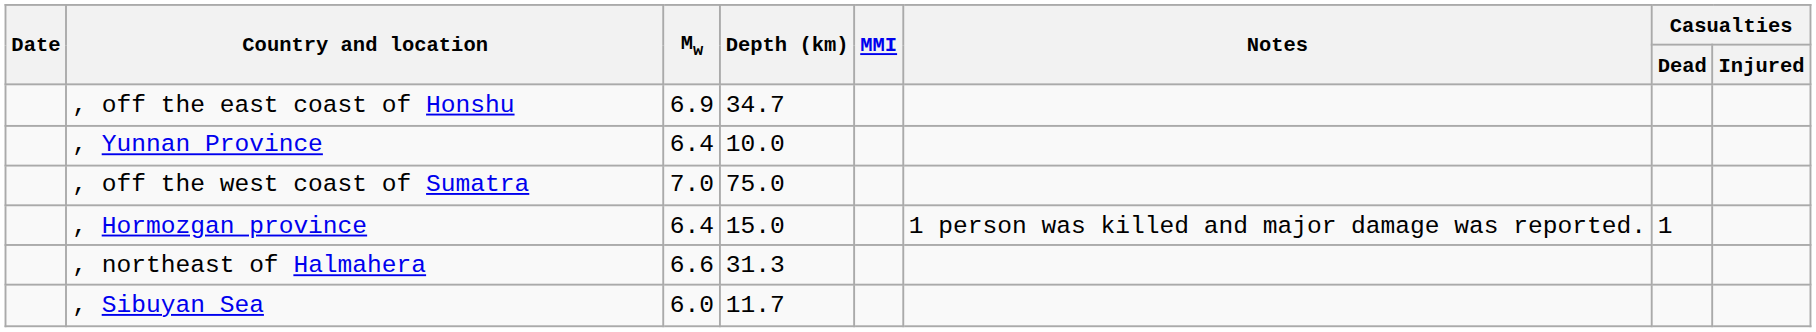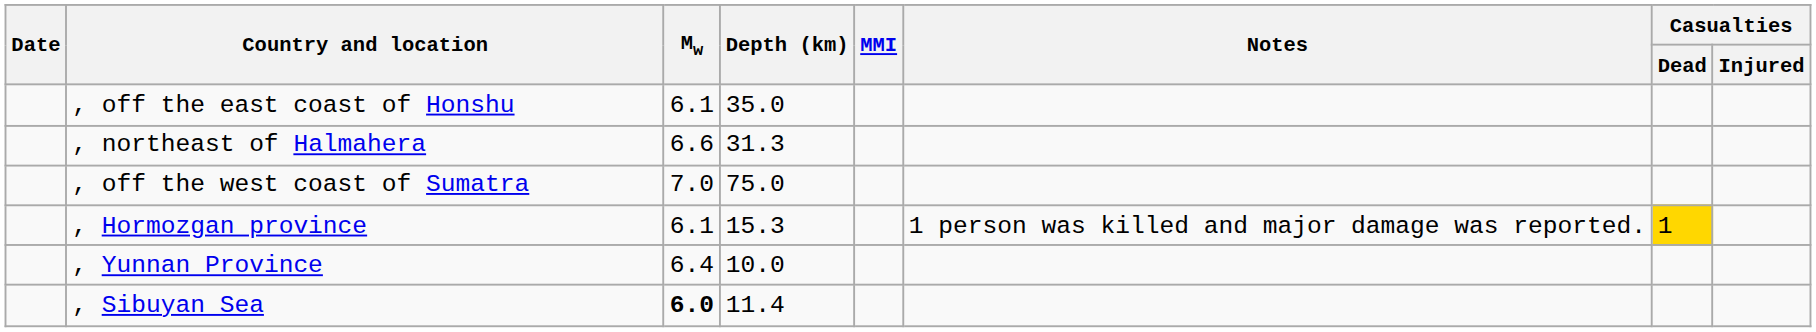(692, 105) 6.9 -> (692, 105) 6.1
(755, 105) 34.7 -> (755, 105) 35.0
rows swapped: (249, 265) <-> (198, 145)
(692, 225) 6.4 -> (692, 225) 6.1
(755, 225) 15.0 -> (755, 225) 15.3
(1665, 225) no background -> (1665, 225) gold background
(692, 305) normal -> (692, 305) bold
(755, 305) 11.7 -> (755, 305) 11.4
